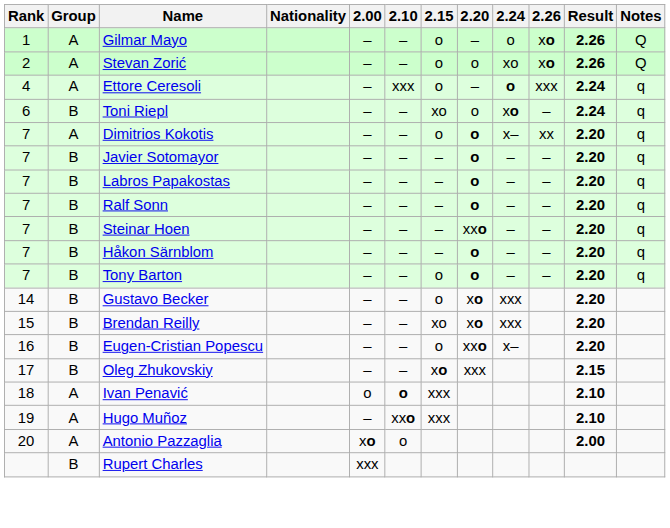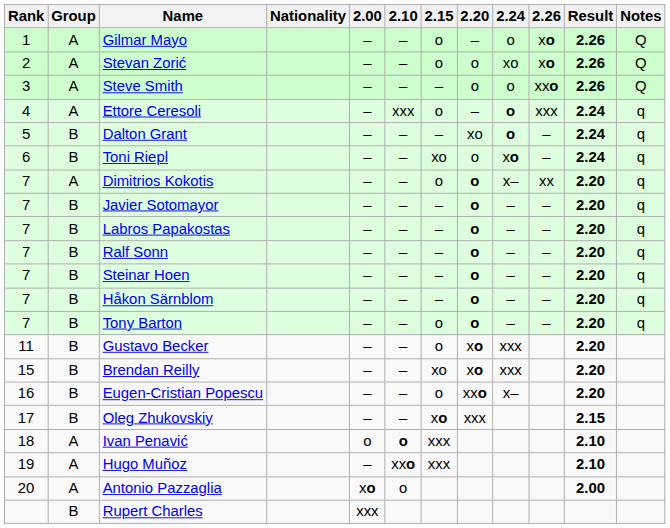+ row: (143, 87)
+ row: (145, 134)
(475, 228) xxo -> (475, 275) o
(26, 299) 14 -> (26, 346) 11
